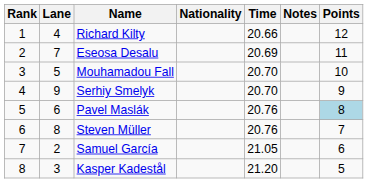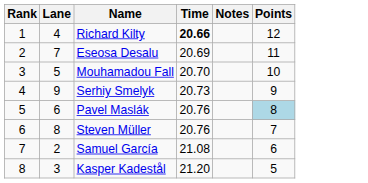- column: (211, 14)
(262, 33) normal -> (195, 33) bold
(262, 91) 20.70 -> (195, 91) 20.73
(262, 149) 21.05 -> (195, 149) 21.08
